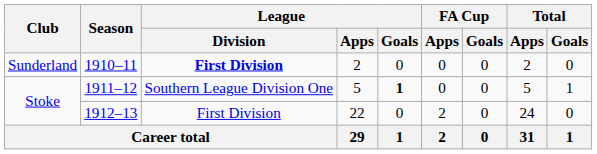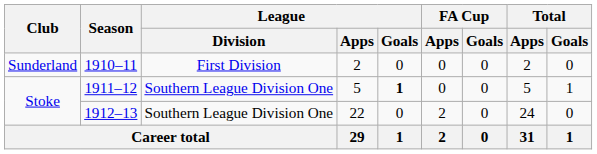(239, 64) bold -> (239, 64) normal
(239, 112) First Division -> (239, 112) Southern League Division One
